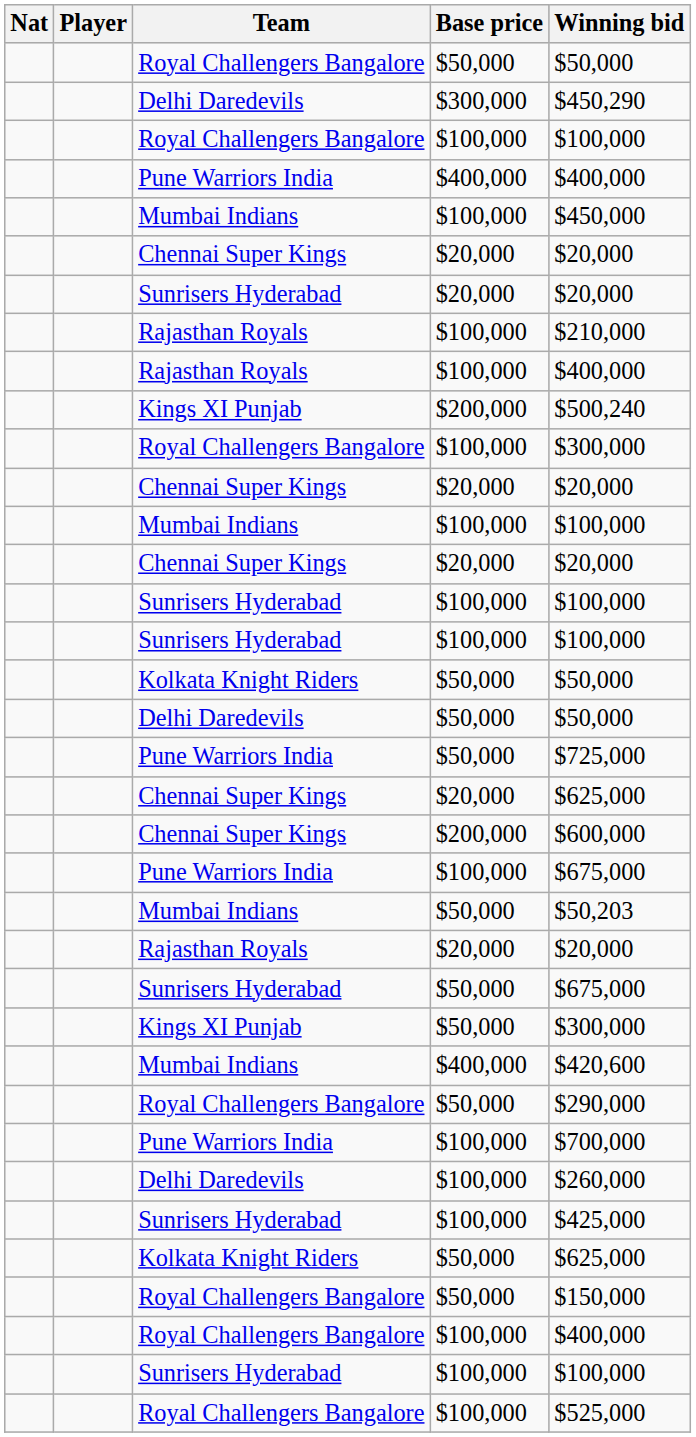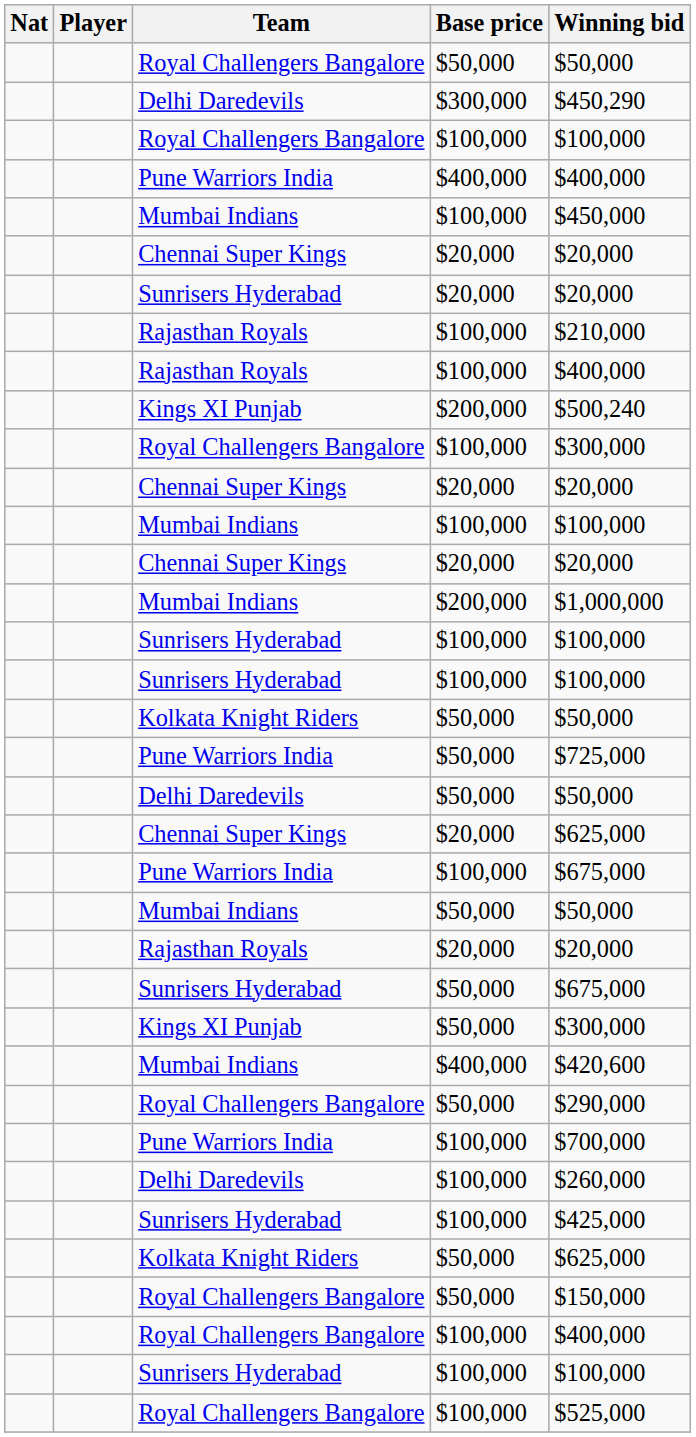+ row: (218, 602)
rows swapped: (236, 756) <-> (221, 718)
- row: (242, 833)
(594, 910) $50,203 -> (594, 910) $50,000
